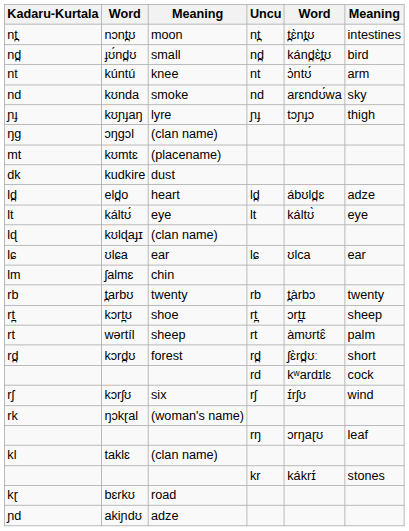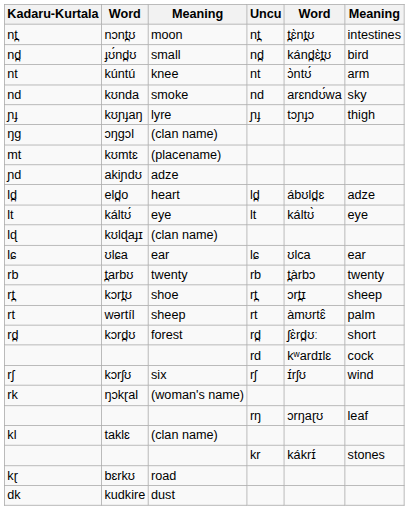rows swapped: (14, 515) <-> (14, 174)
- row: (14, 275)
